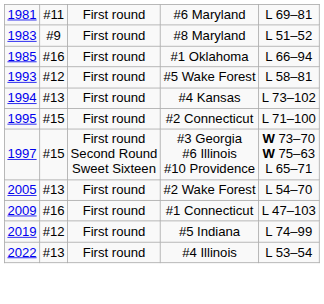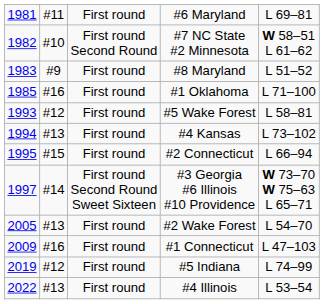+ row: (210, 43)
(289, 56) L 66–94 -> (289, 92) L 71–100
(289, 118) L 71–100 -> (289, 154) L 66–94
(54, 154) #15 -> (54, 190) #14
